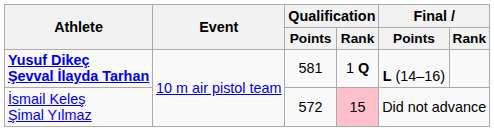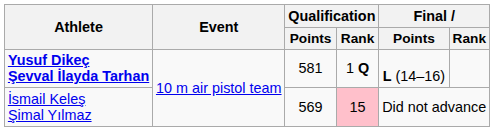(311, 107) 572 -> (311, 107) 569
